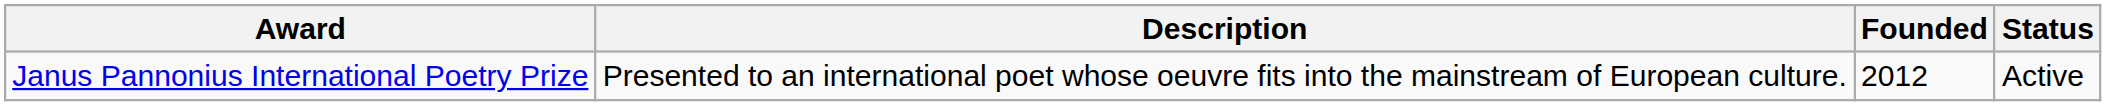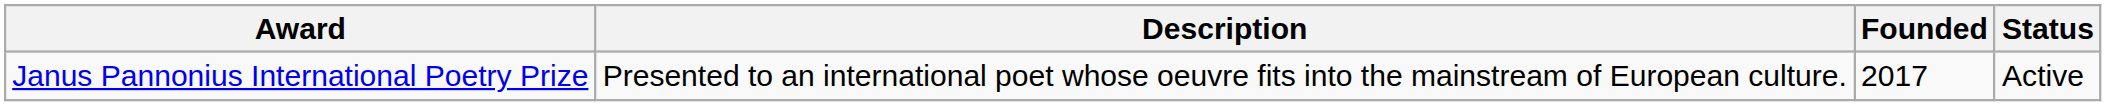(1894, 76) 2012 -> (1894, 76) 2017
